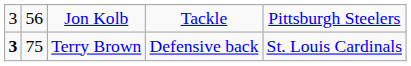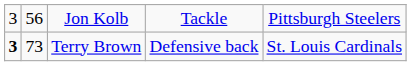(34, 46) 75 -> (34, 46) 73
